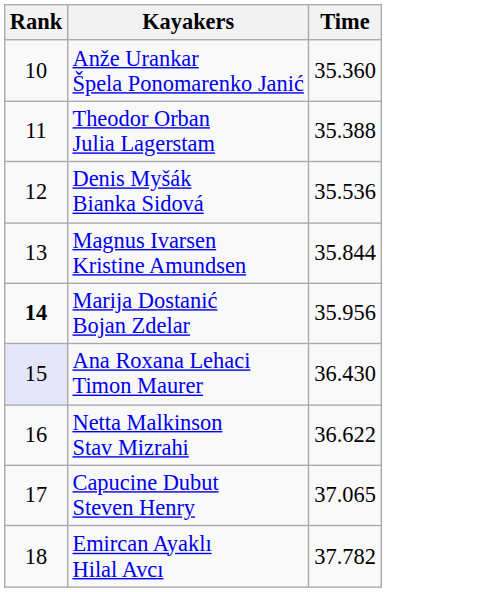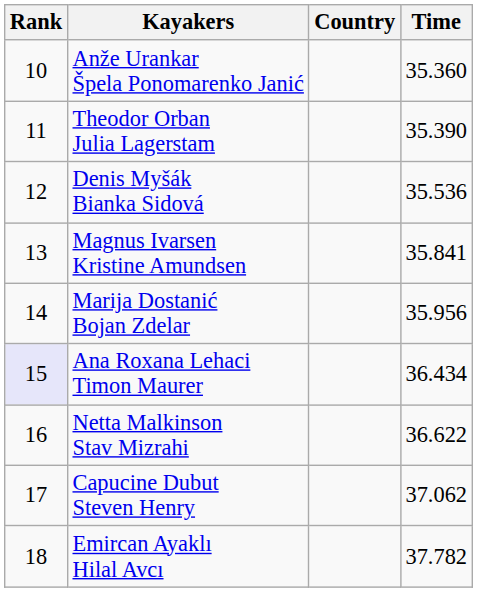+ column: (355, 22)
(345, 131) 35.388 -> (436, 131) 35.390
(345, 252) 35.844 -> (436, 252) 35.841
(36, 313) bold -> (36, 313) normal
(345, 374) 36.430 -> (436, 374) 36.434
(345, 495) 37.065 -> (436, 495) 37.062
